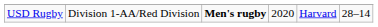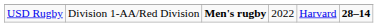(283, 13) 2020 -> (283, 13) 2022
(356, 13) normal -> (356, 13) bold
